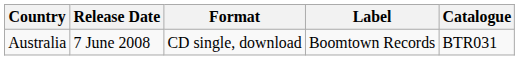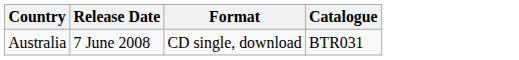- column: (372, 17)
